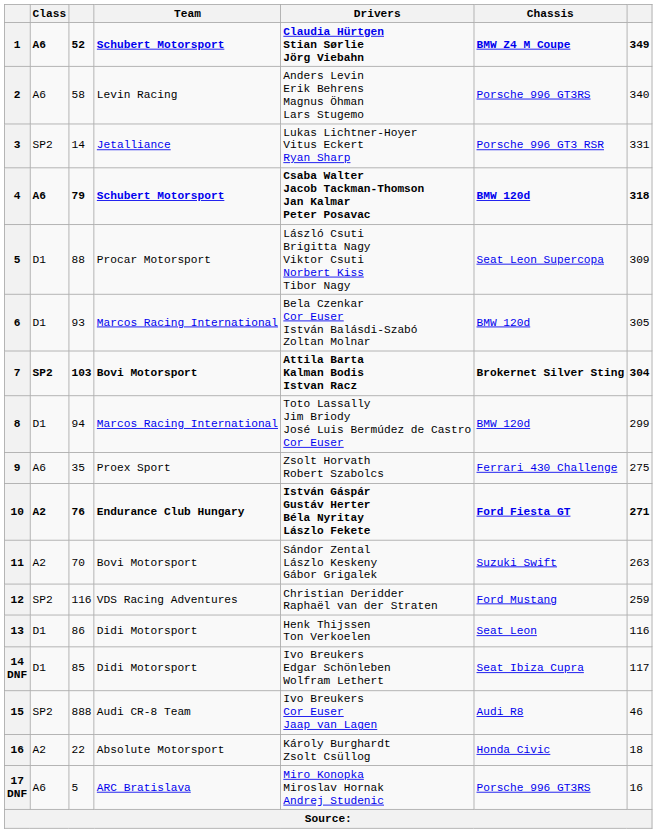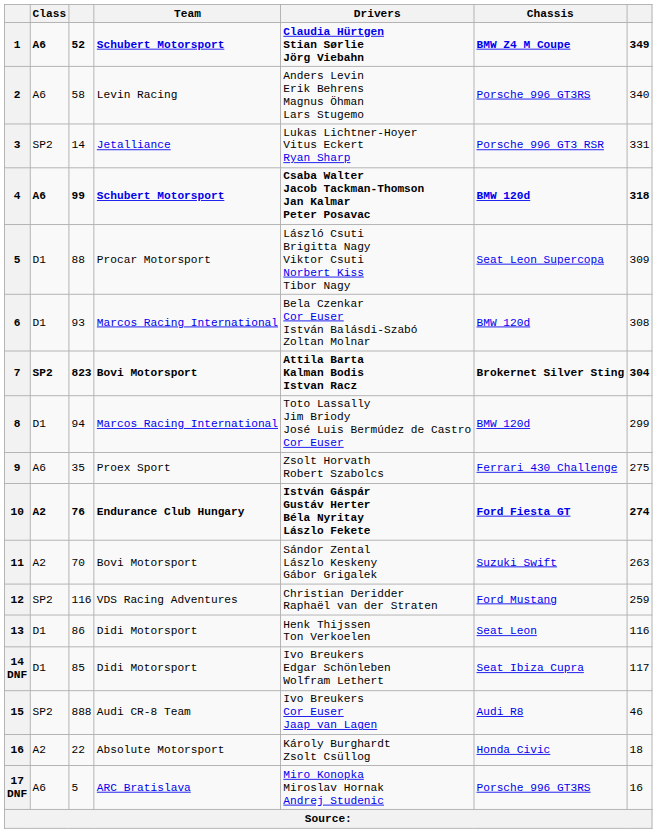(78, 196) 79 -> (78, 196) 99
(640, 323) 305 -> (640, 323) 308
(81, 373) 103 -> (81, 373) 823
(640, 512) 271 -> (640, 512) 274
